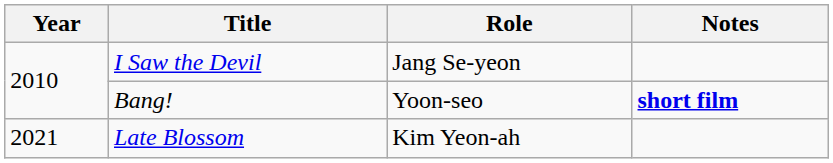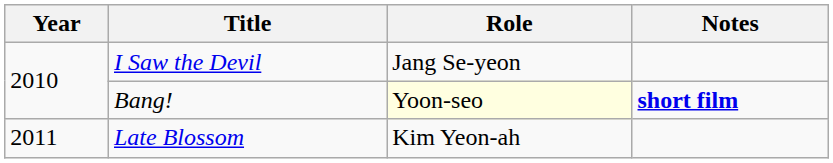(438, 99) no background -> (438, 99) lightyellow background
(34, 137) 2021 -> (34, 137) 2011
